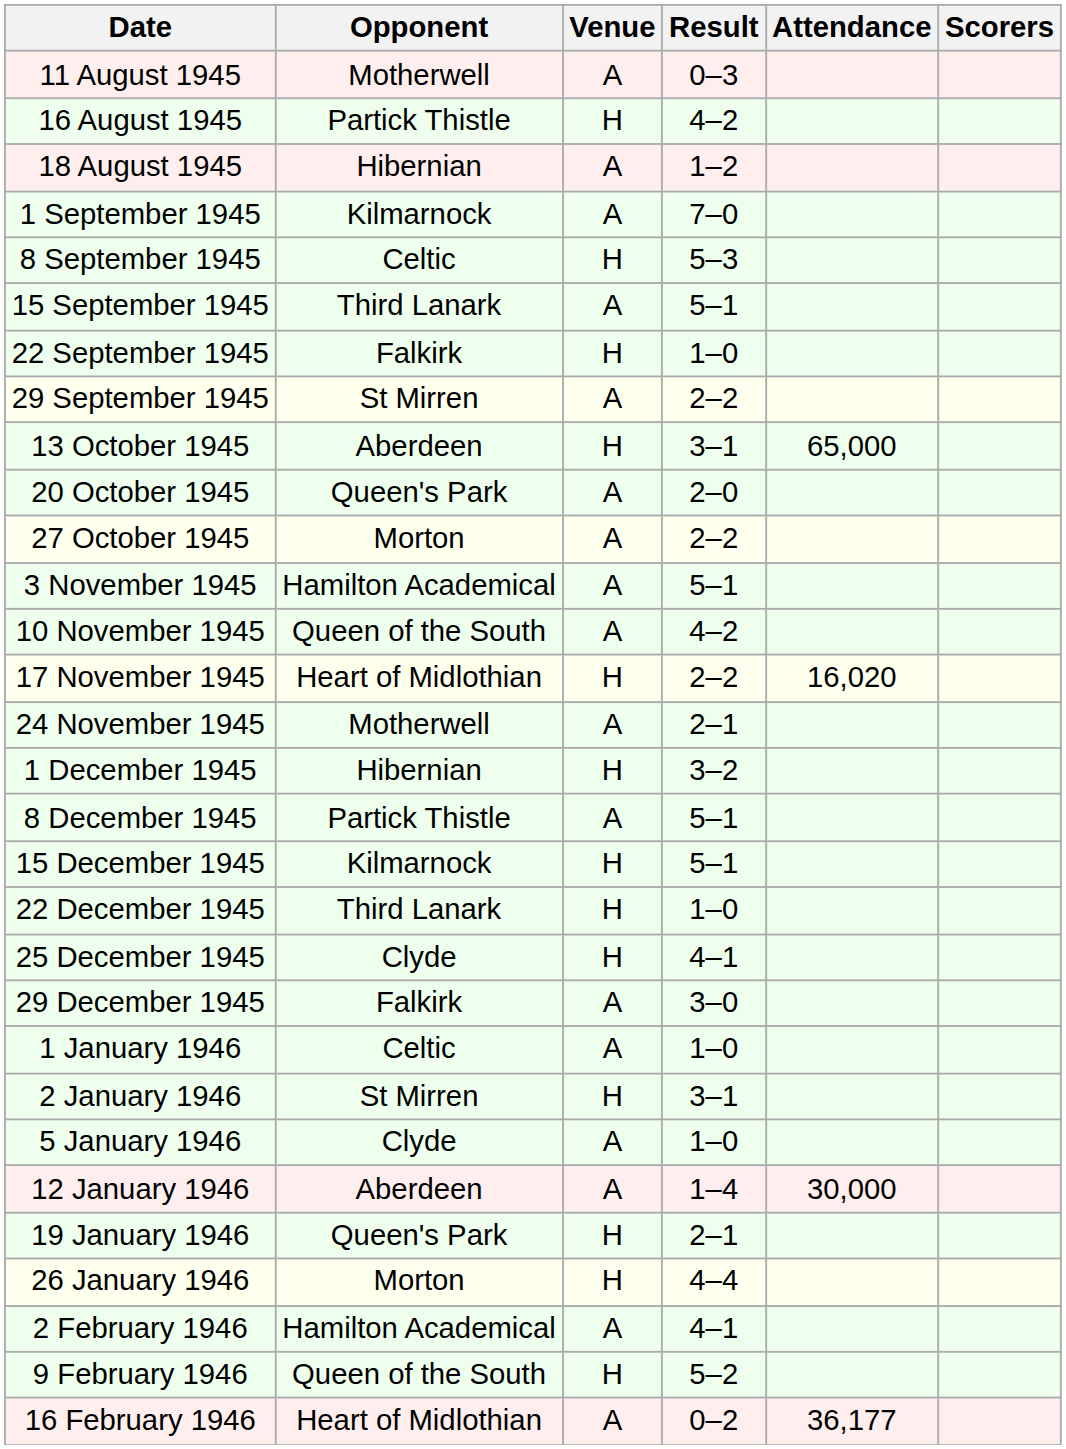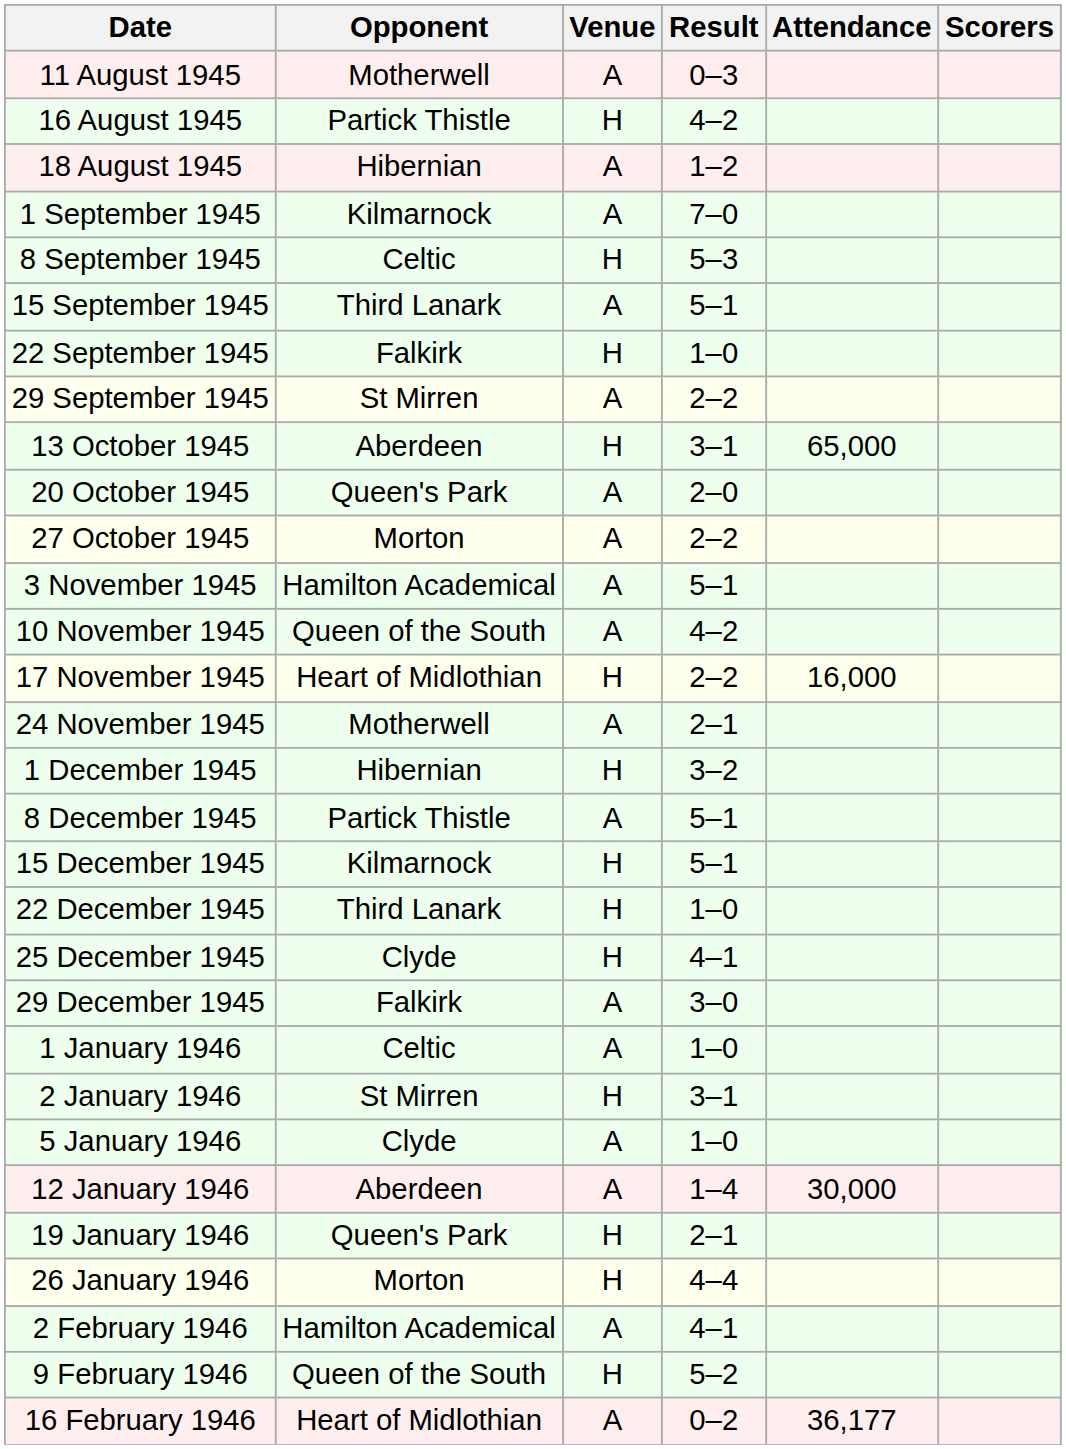(852, 677) 16,020 -> (852, 677) 16,000
